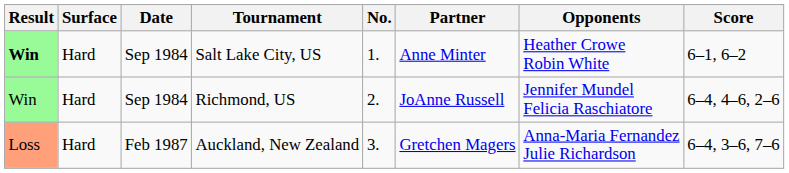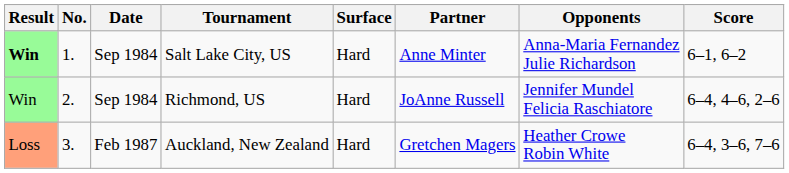columns swapped: (379, 17) <-> (89, 17)
(574, 53) Heather Crowe Robin White -> (601, 53) Anna-Maria Fernandez Julie Richardson
(601, 145) Anna-Maria Fernandez Julie Richardson -> (574, 145) Heather Crowe Robin White
